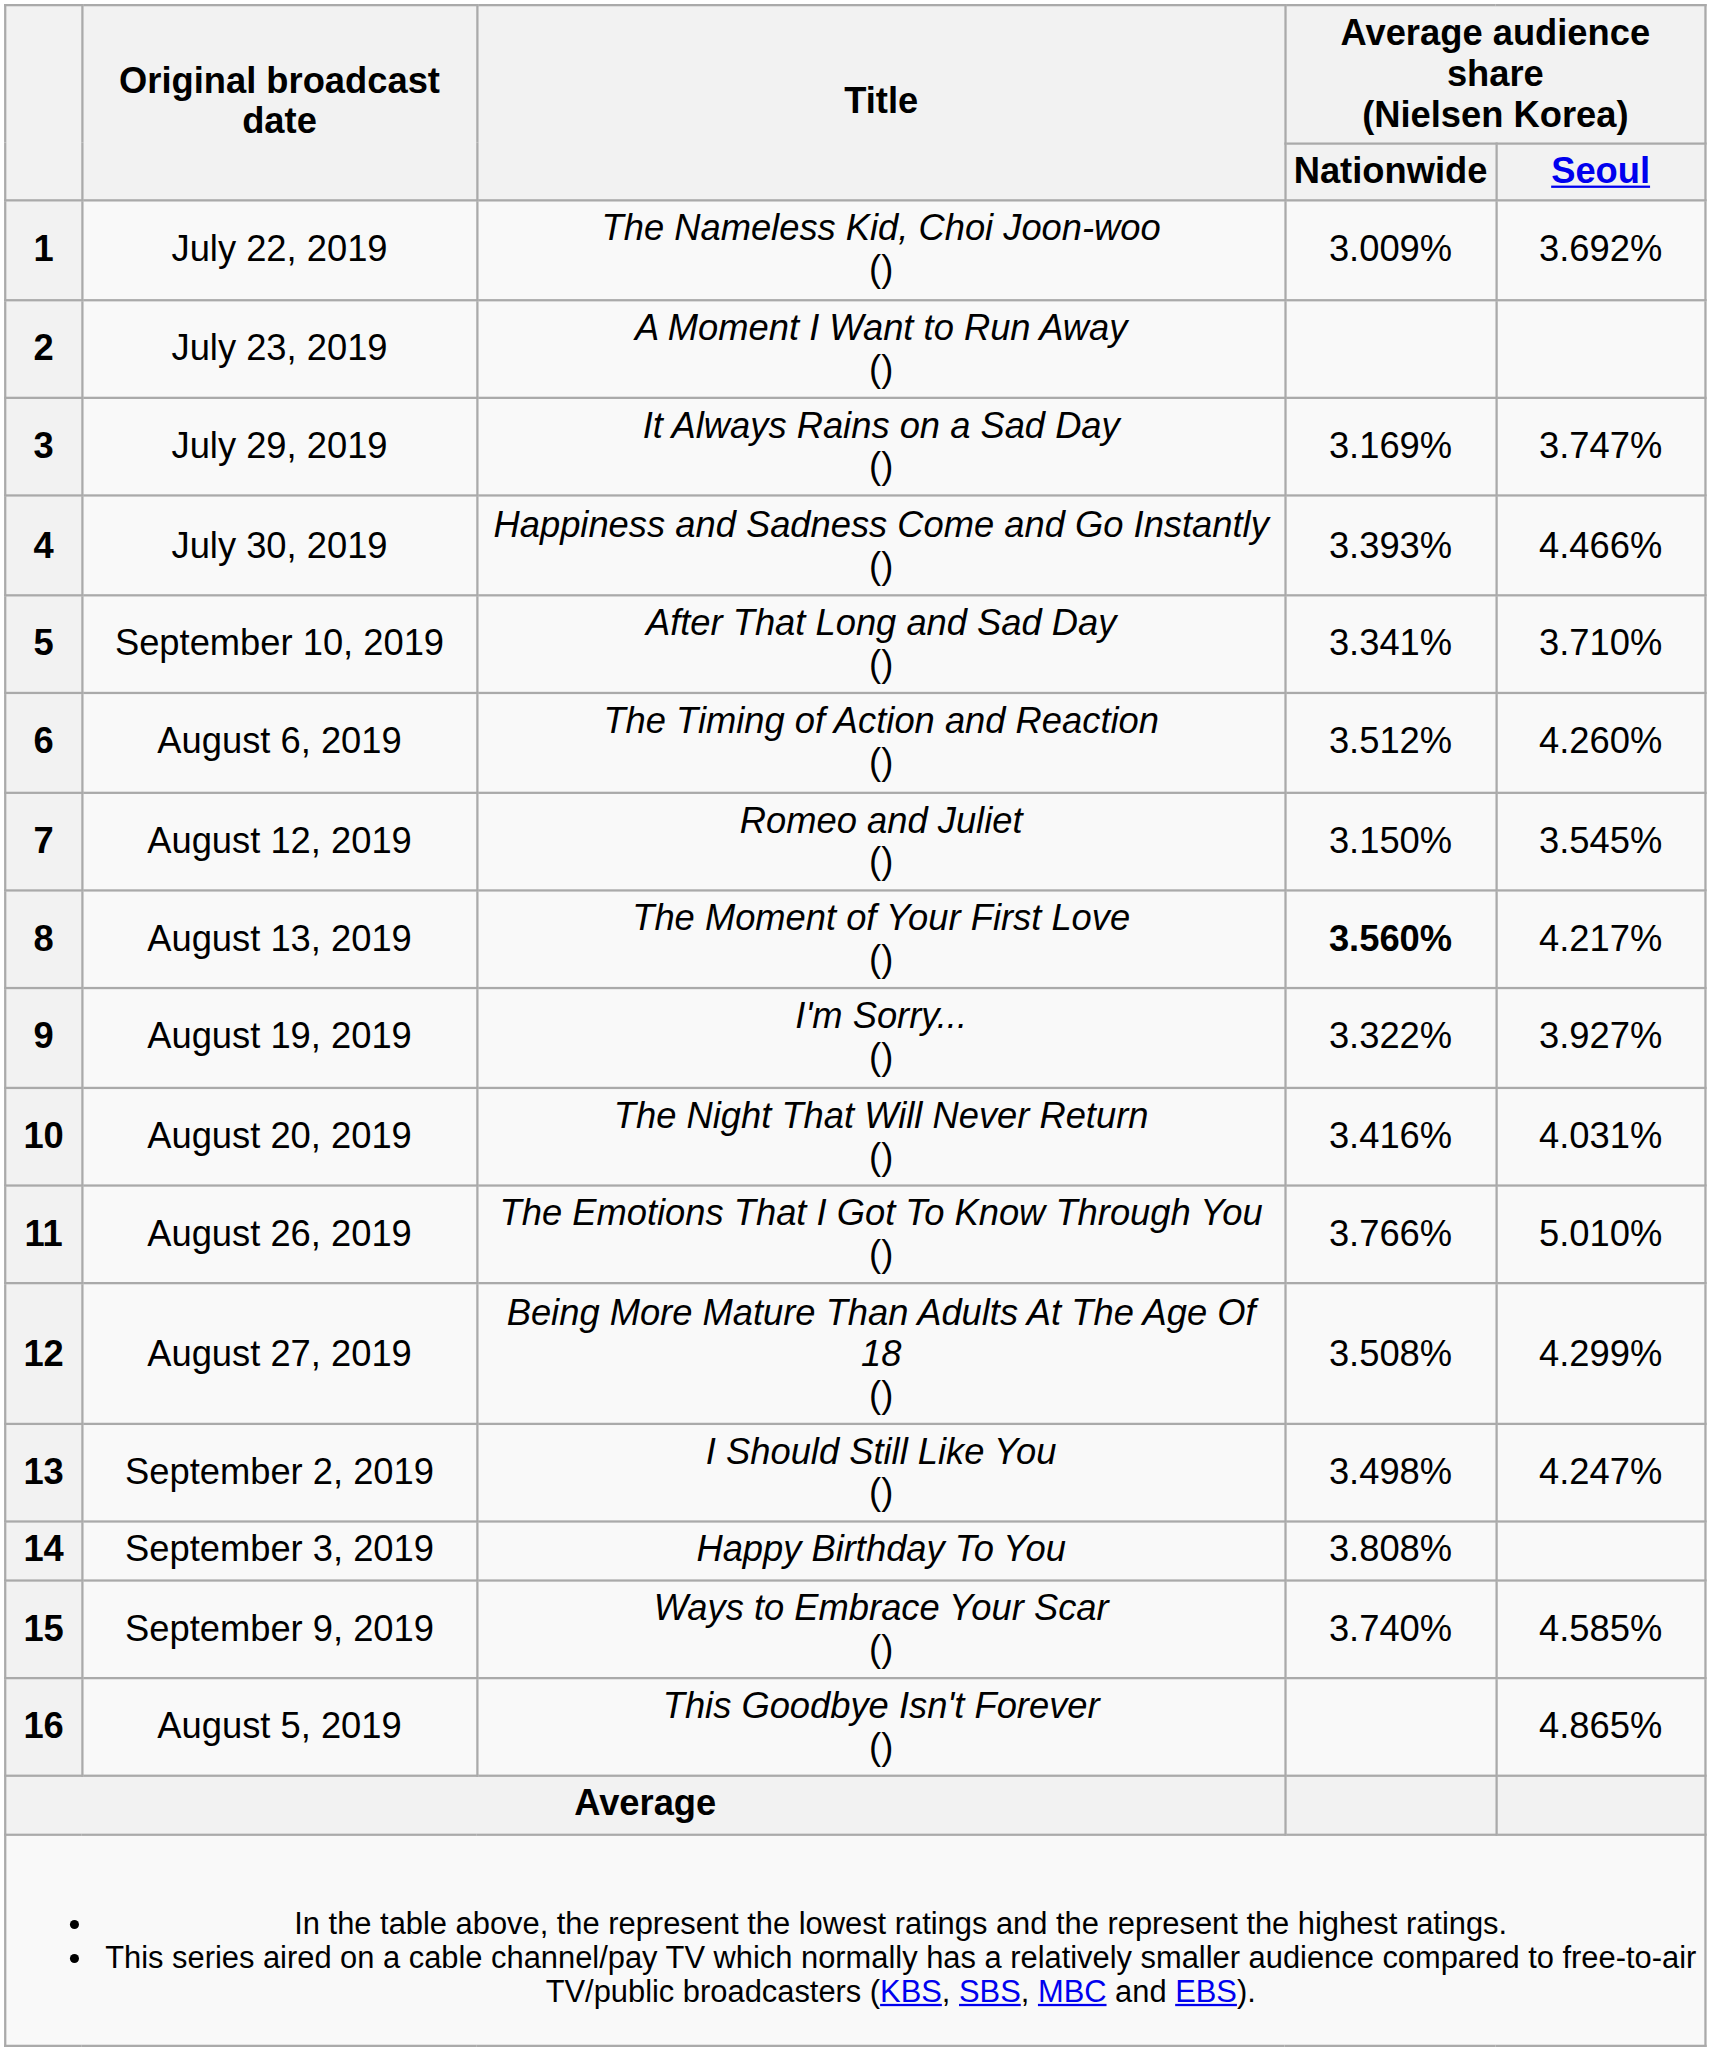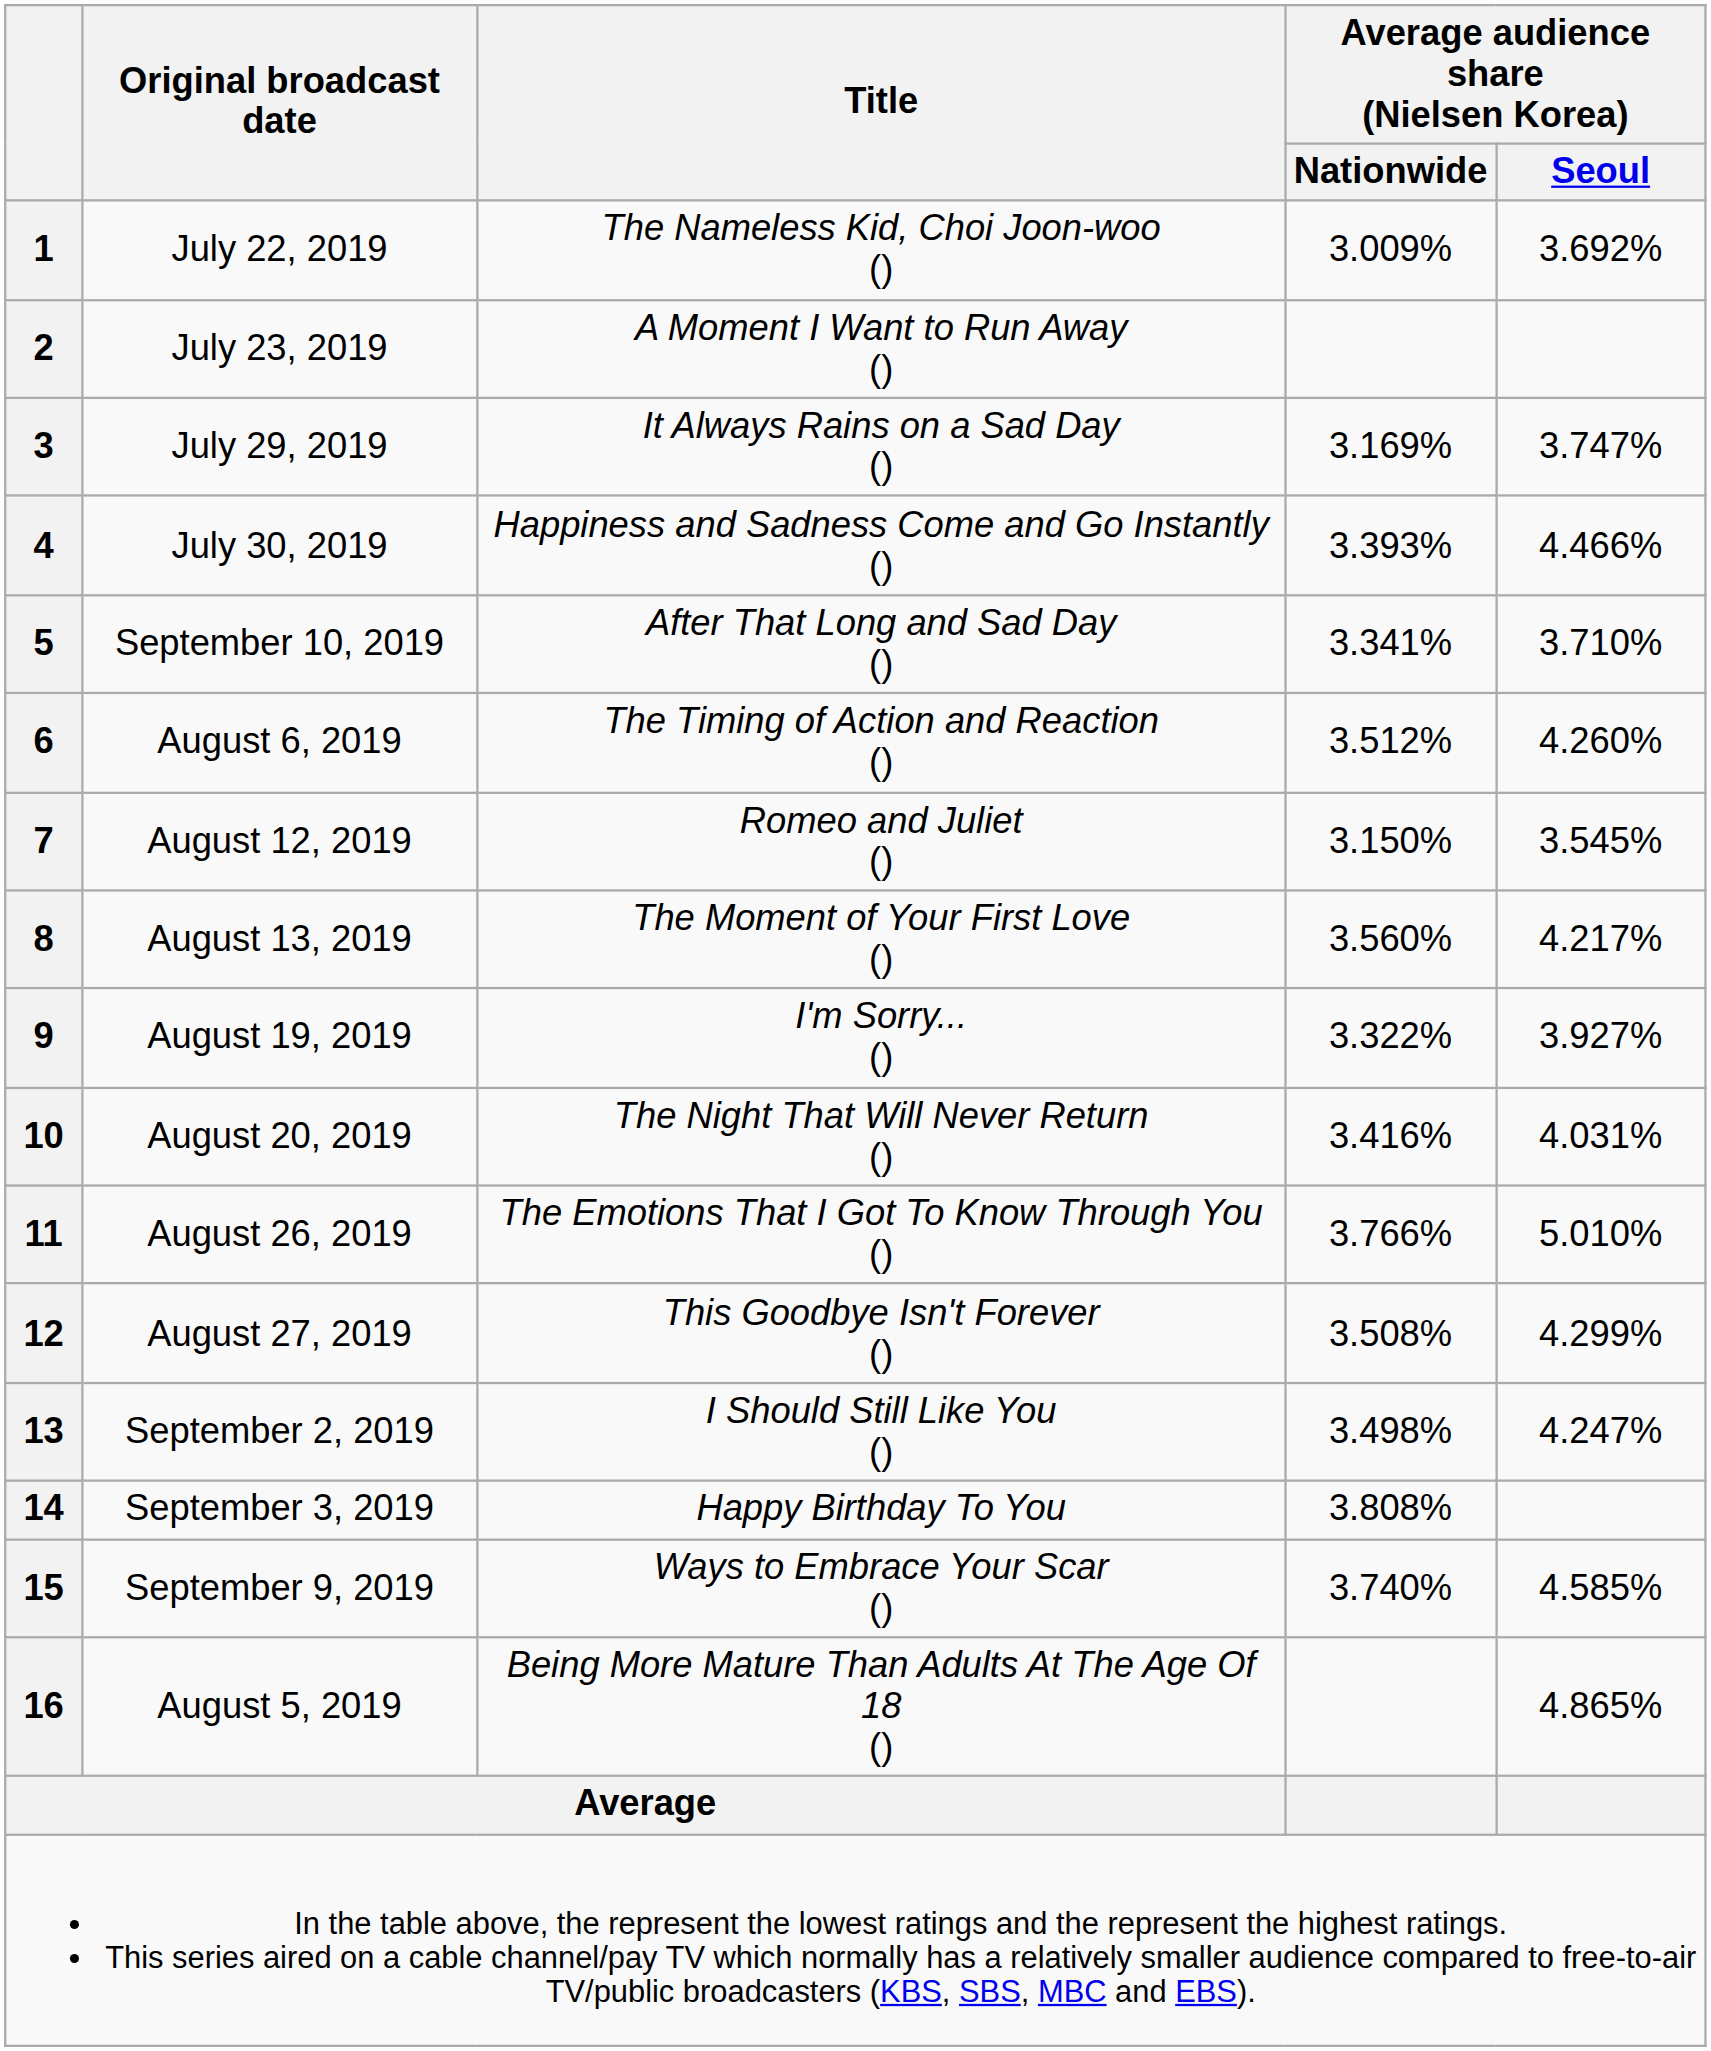(1391, 938) bold -> (1391, 938) normal
(881, 1353) Being More Mature Than Adults At The Age Of 18 () -> (881, 1332) This Goodbye Isn't Forever ()
(881, 1726) This Goodbye Isn't Forever () -> (881, 1706) Being More Mature Than Adults At The Age Of 18 ()
